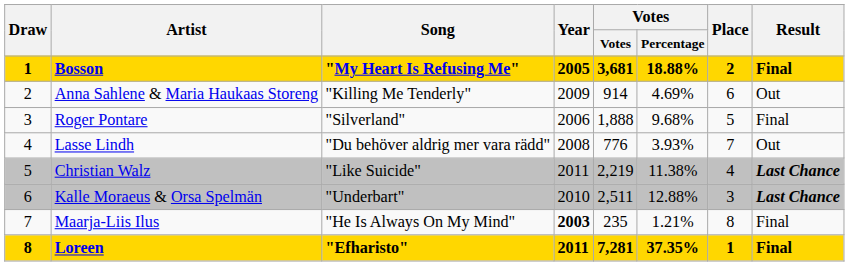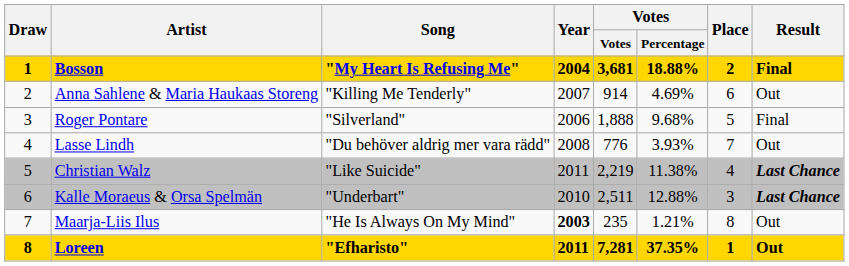(574, 68) 2005 -> (574, 68) 2004
(574, 94) 2009 -> (574, 94) 2007
(773, 222) Final -> (768, 222) Out
(774, 247) Final -> (770, 247) Out
